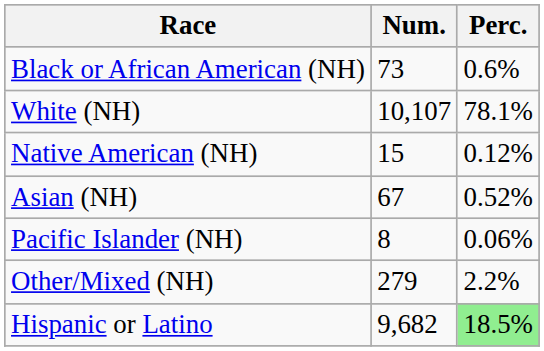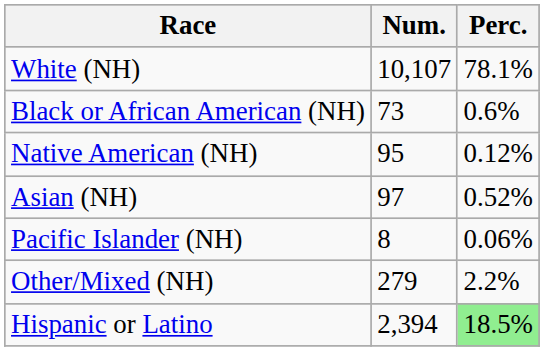rows swapped: (76, 111) <-> (188, 68)
(391, 153) 15 -> (391, 153) 95
(391, 196) 67 -> (391, 196) 97
(407, 324) 9,682 -> (407, 324) 2,394
